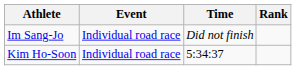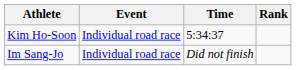rows swapped: (42, 55) <-> (35, 35)
